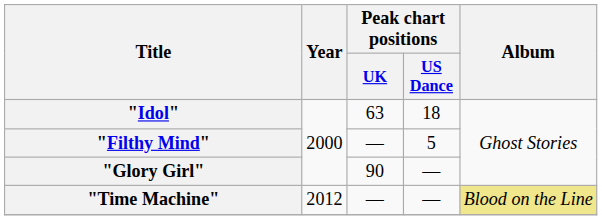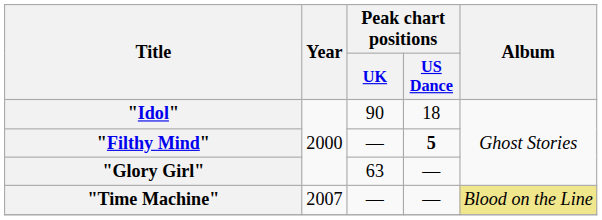(375, 113) 63 -> (375, 113) 90
(431, 142) normal -> (431, 142) bold
(375, 171) 90 -> (375, 171) 63
(324, 199) 2012 -> (324, 199) 2007
